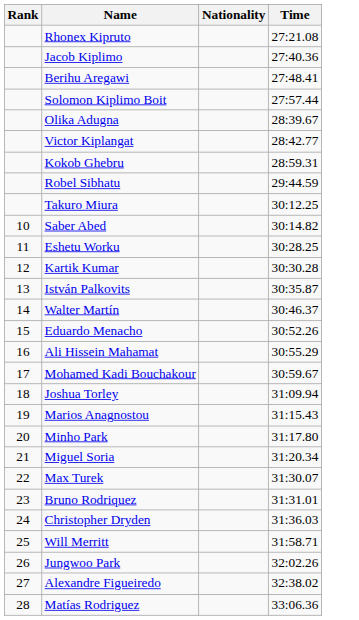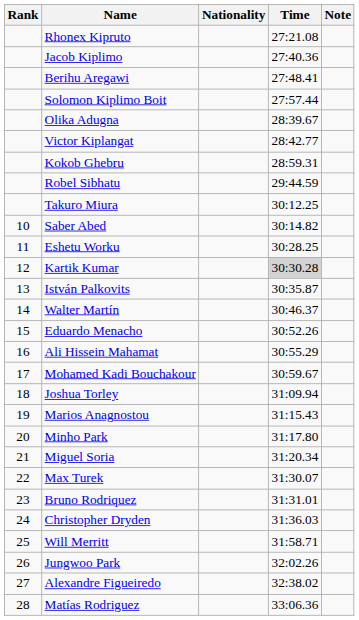+ column: (338, 15)
(295, 267) no background -> (295, 267) lightgrey background
